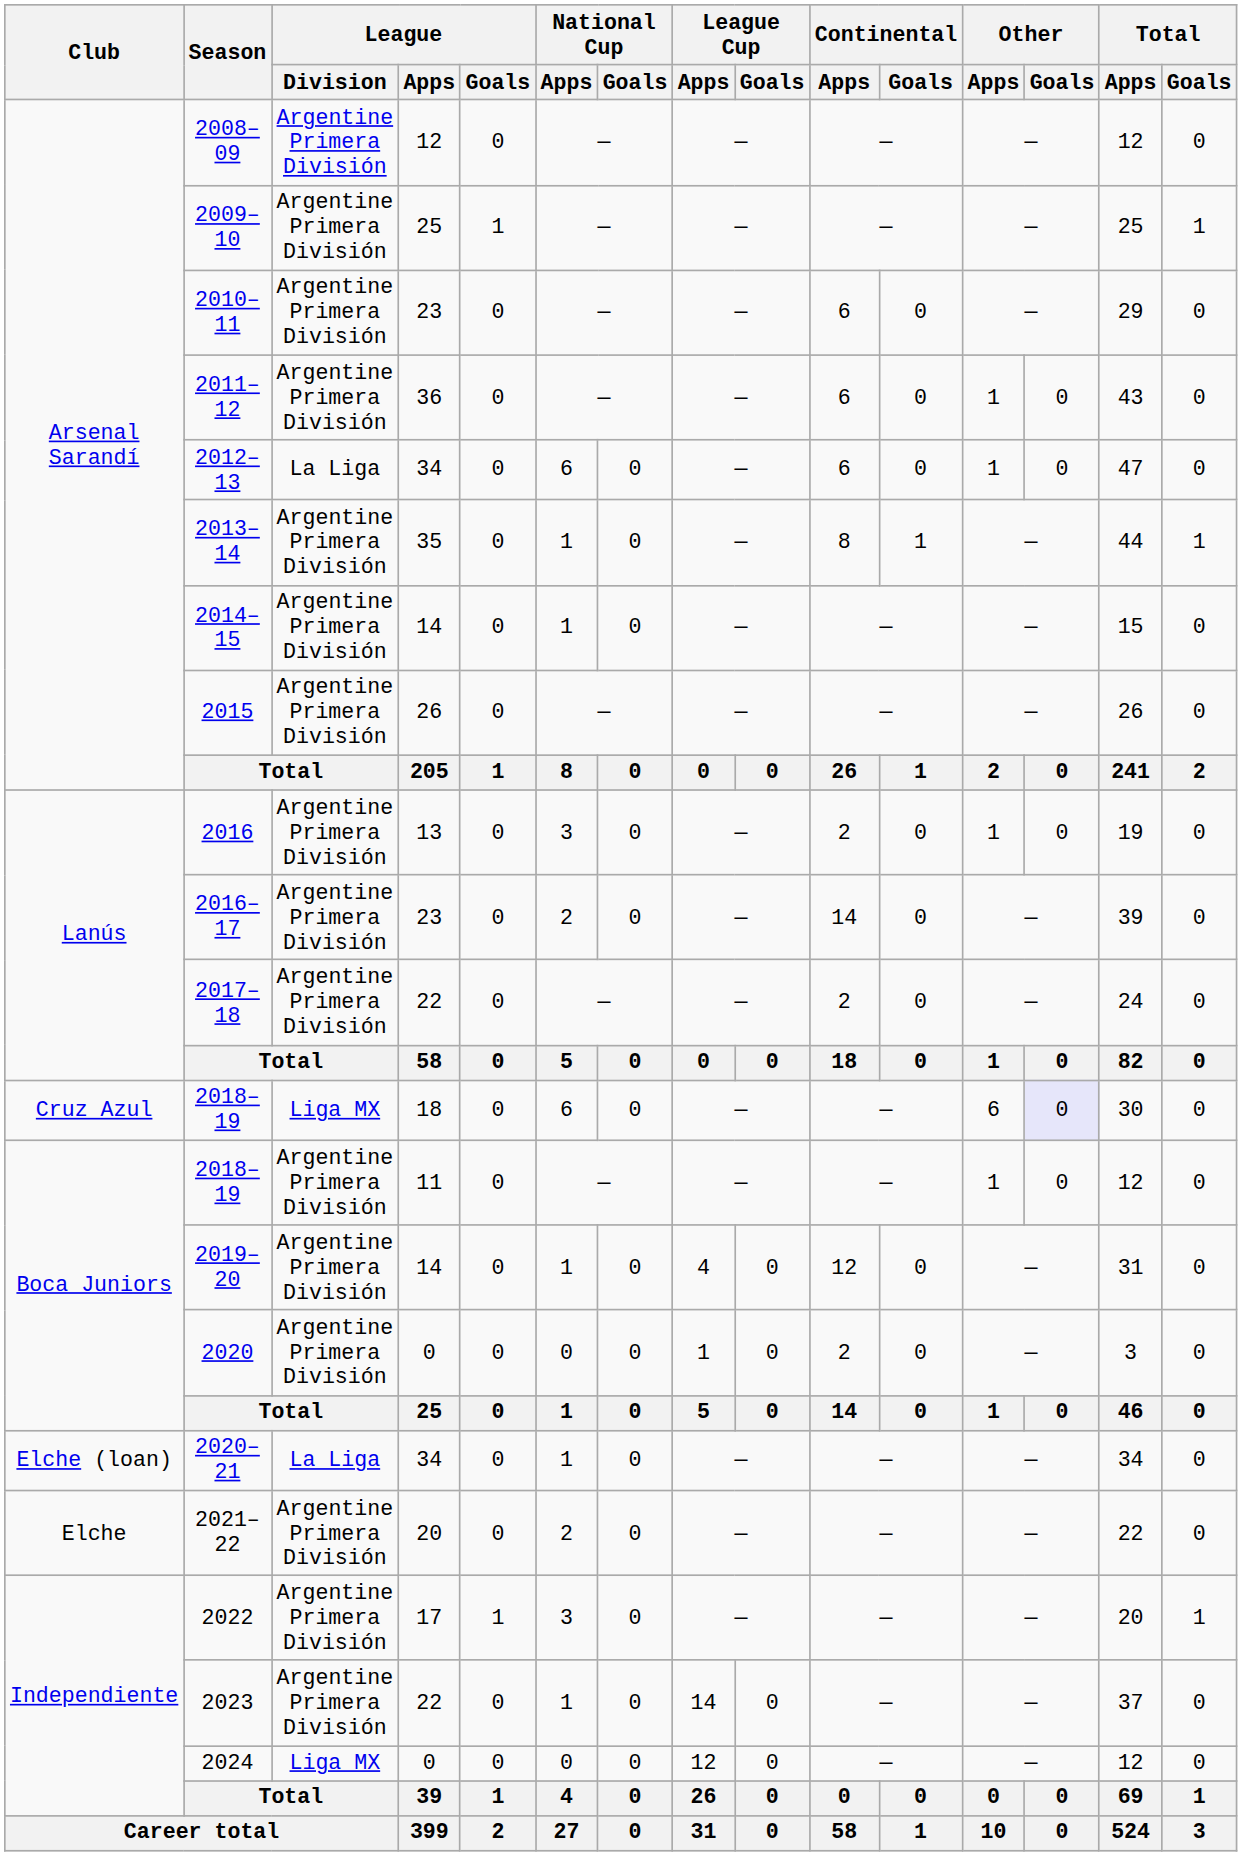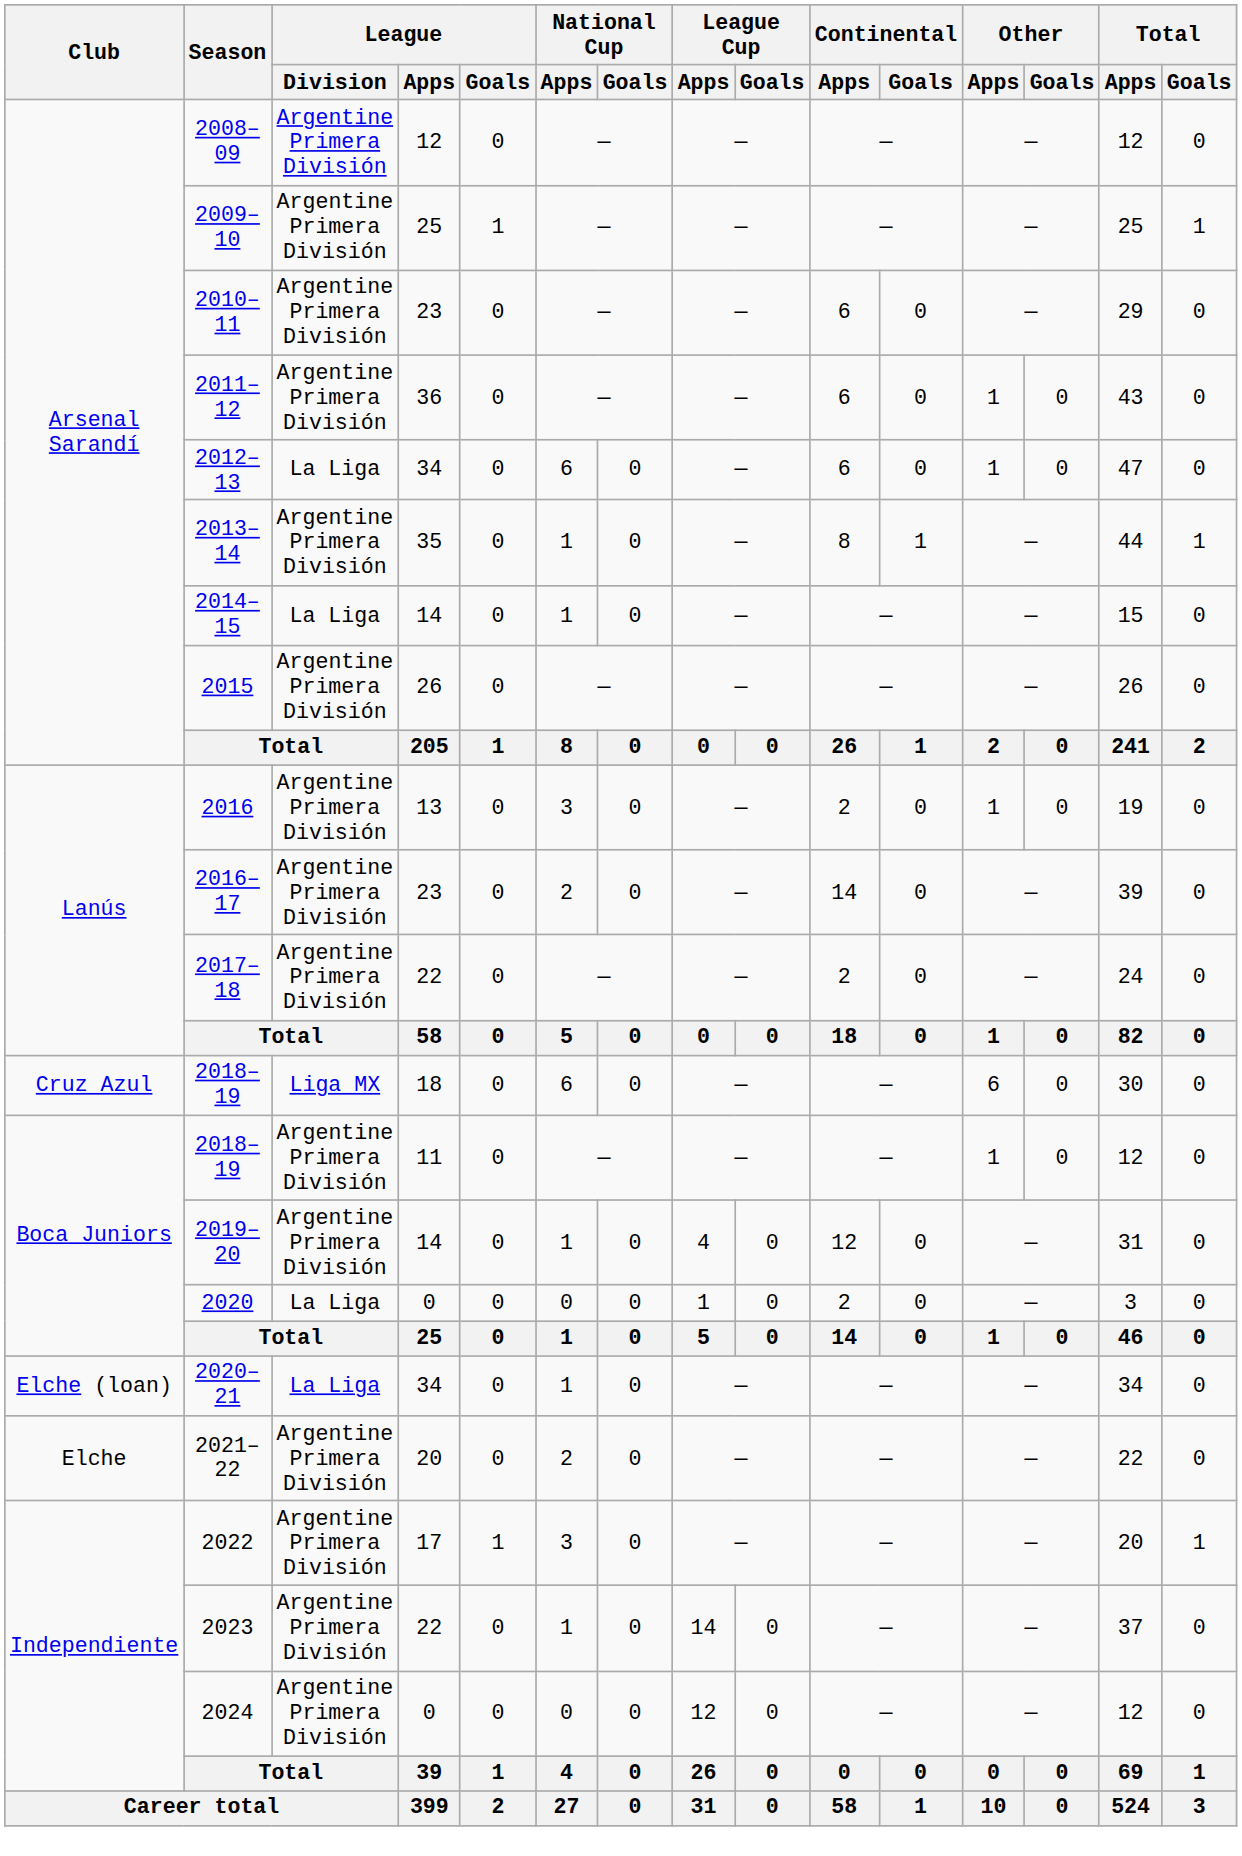(335, 627) Argentine Primera División -> (335, 615) La Liga
(1062, 1110) lavender background -> (1062, 1085) no background
(335, 1353) Argentine Primera División -> (335, 1303) La Liga
(335, 1763) Liga MX -> (335, 1713) Argentine Primera División
